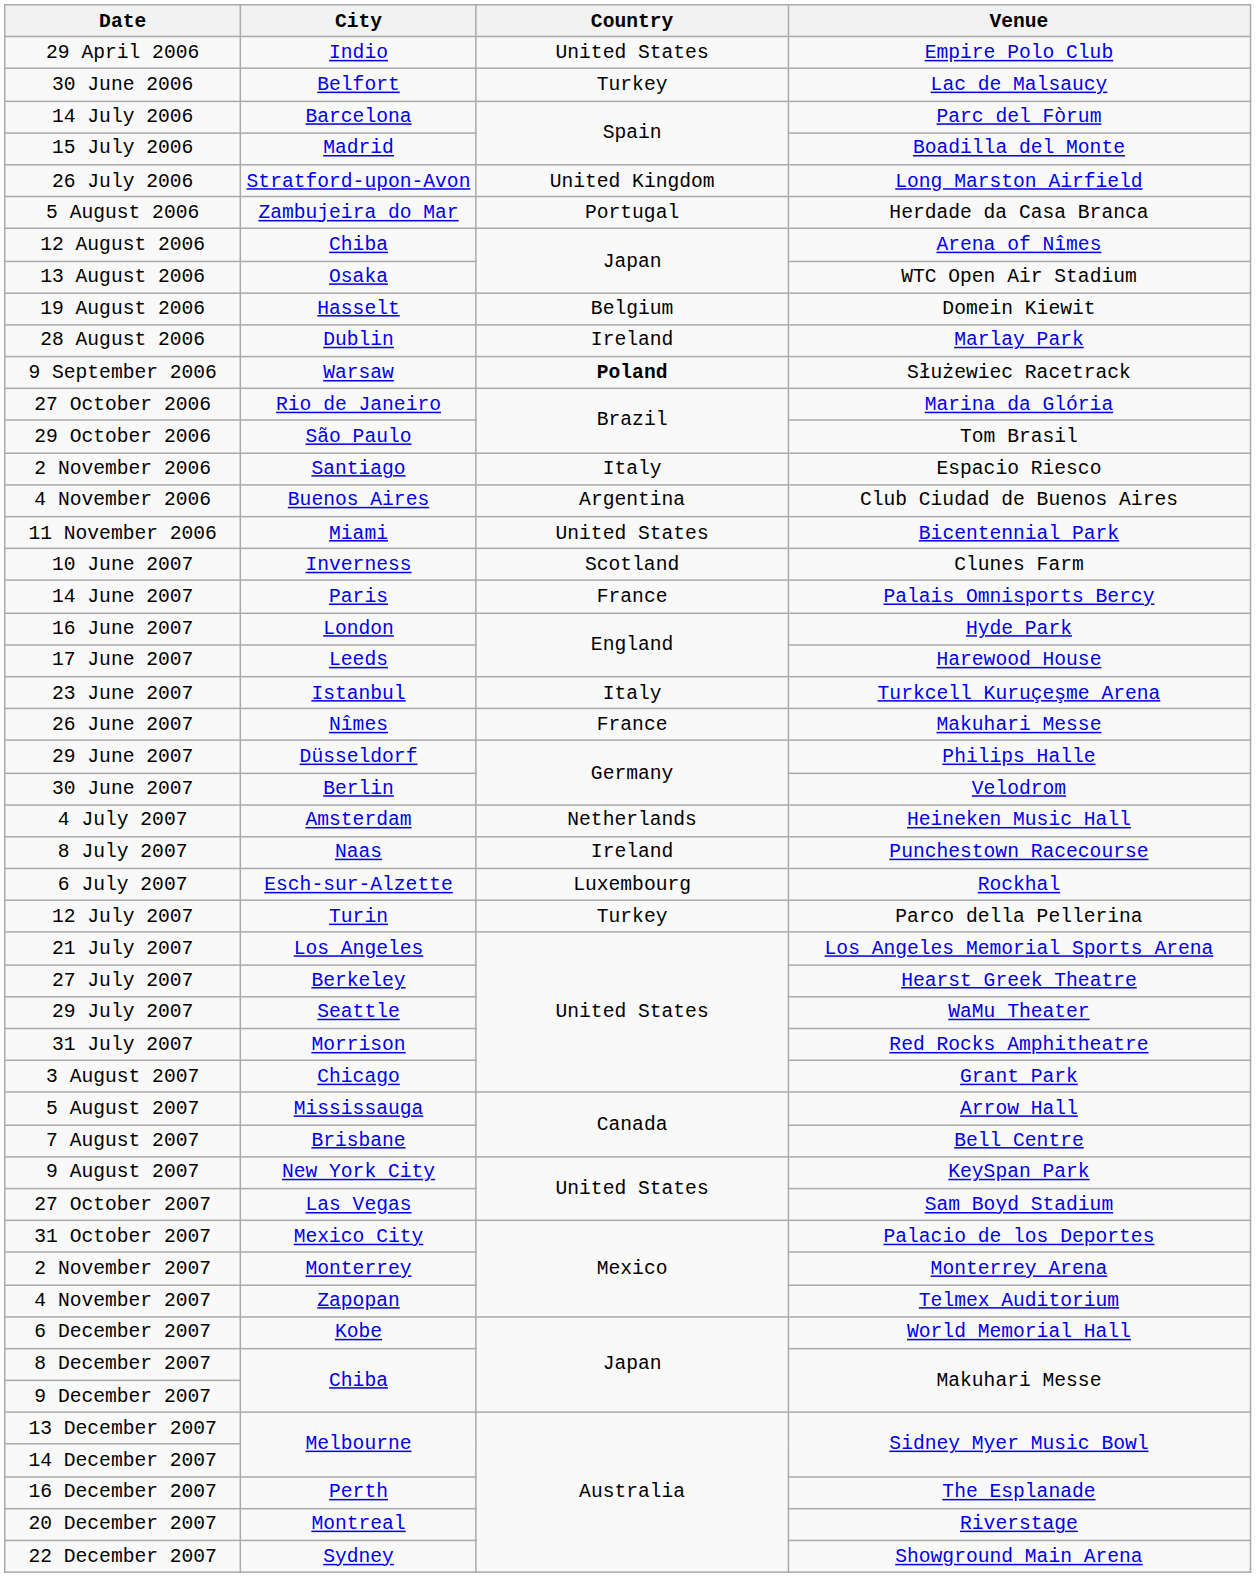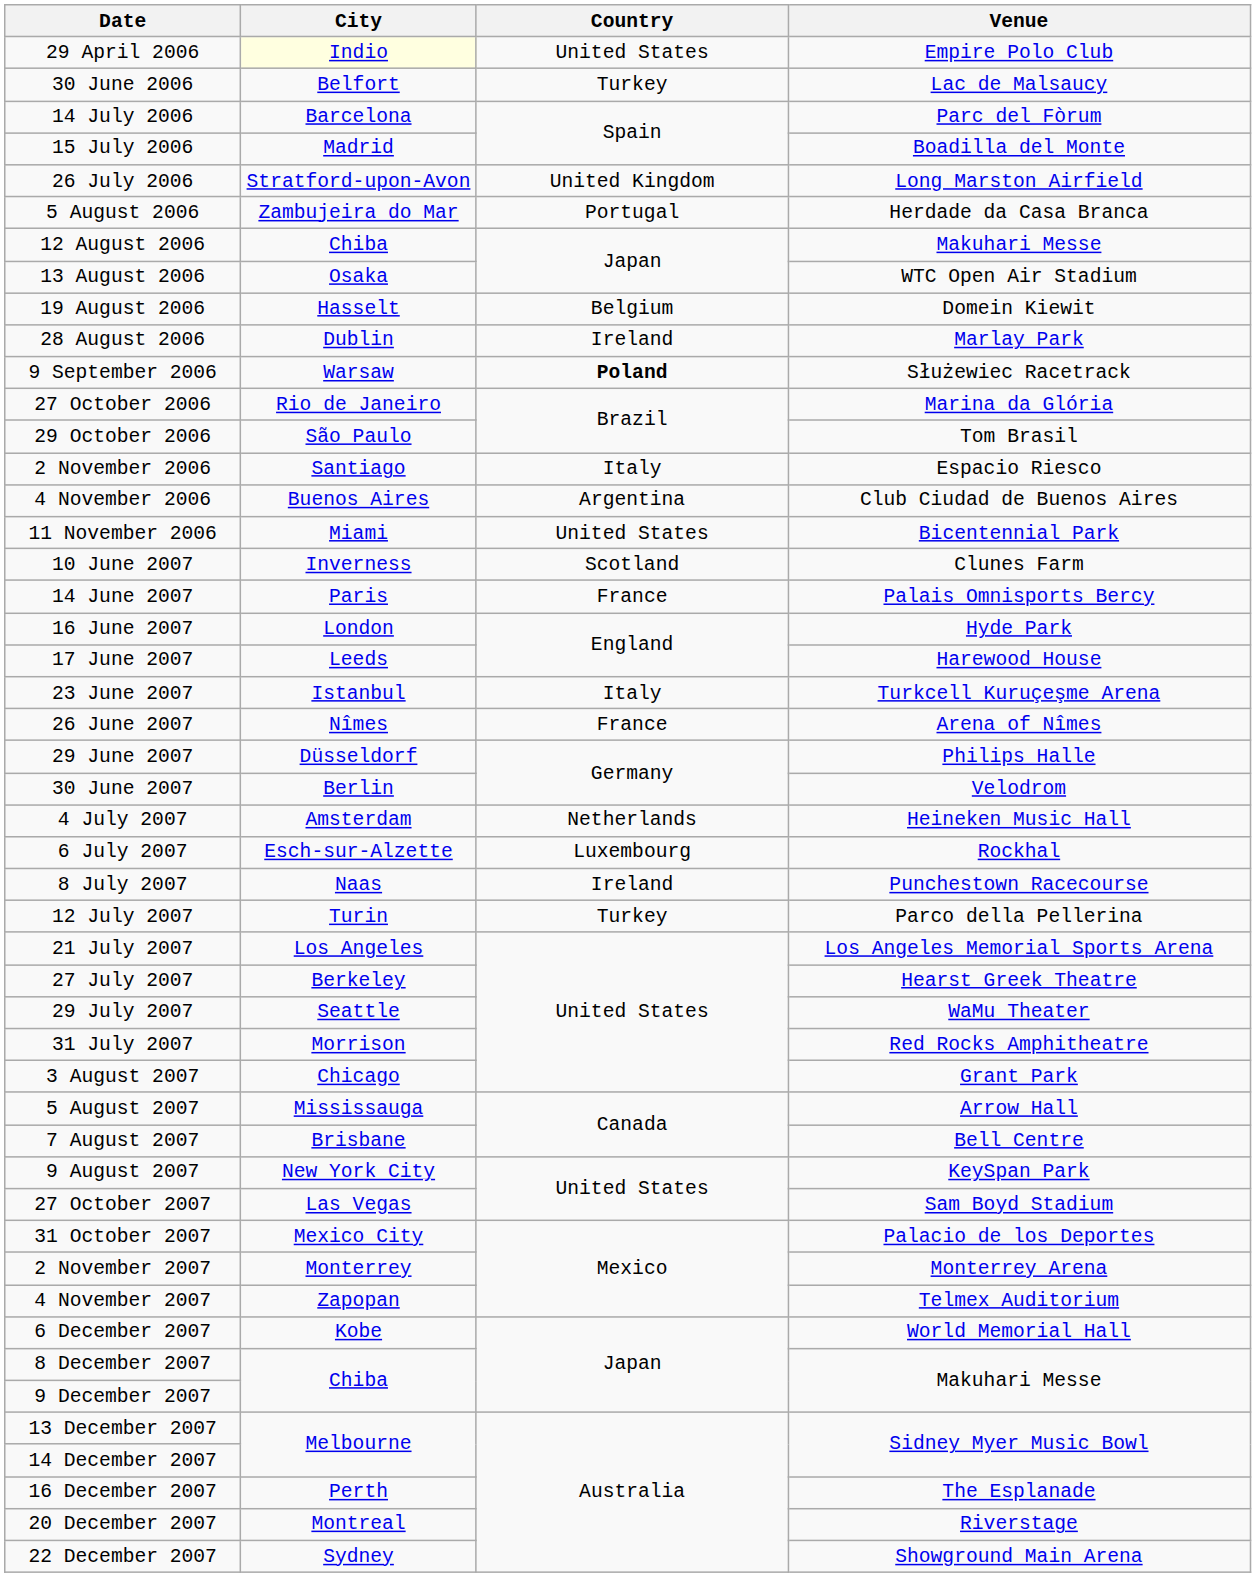(359, 53) no background -> (359, 53) lightyellow background
(1019, 245) Arena of Nîmes -> (1019, 245) Makuhari Messe
(1019, 725) Makuhari Messe -> (1019, 725) Arena of Nîmes
rows swapped: (123, 885) <-> (123, 853)
